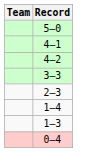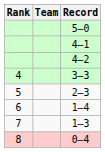+ column: (18, 12)
